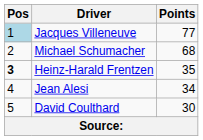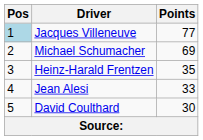(189, 51) 68 -> (189, 51) 69
(10, 70) bold -> (10, 70) normal
(189, 89) 34 -> (189, 89) 33
